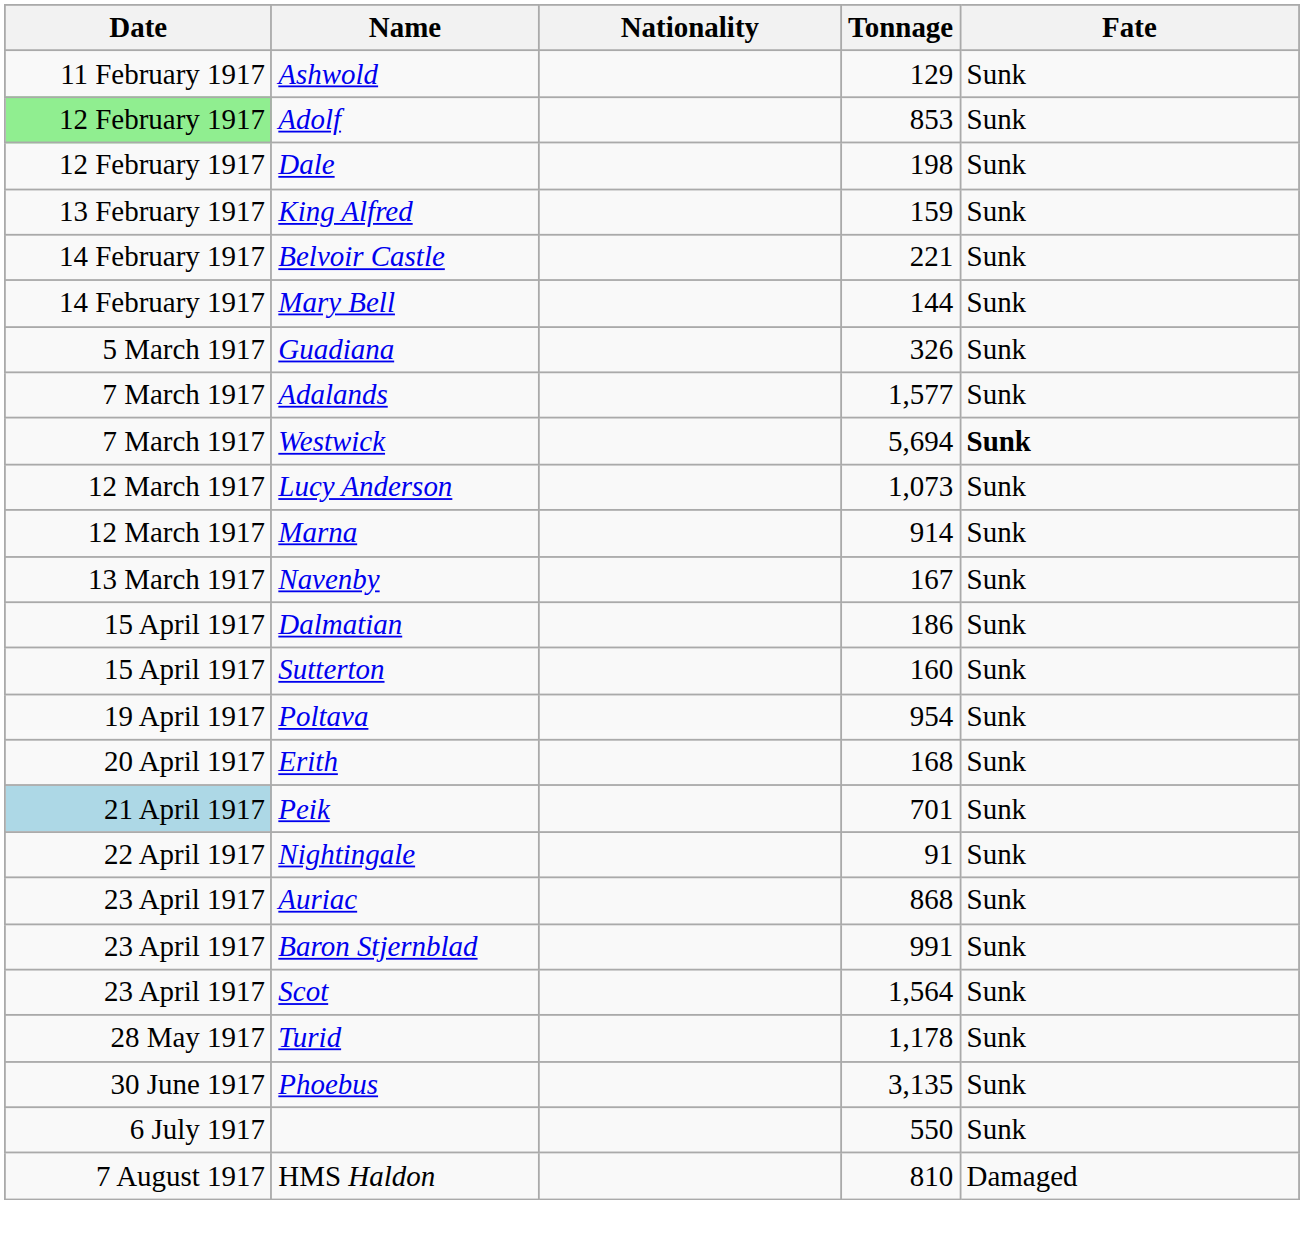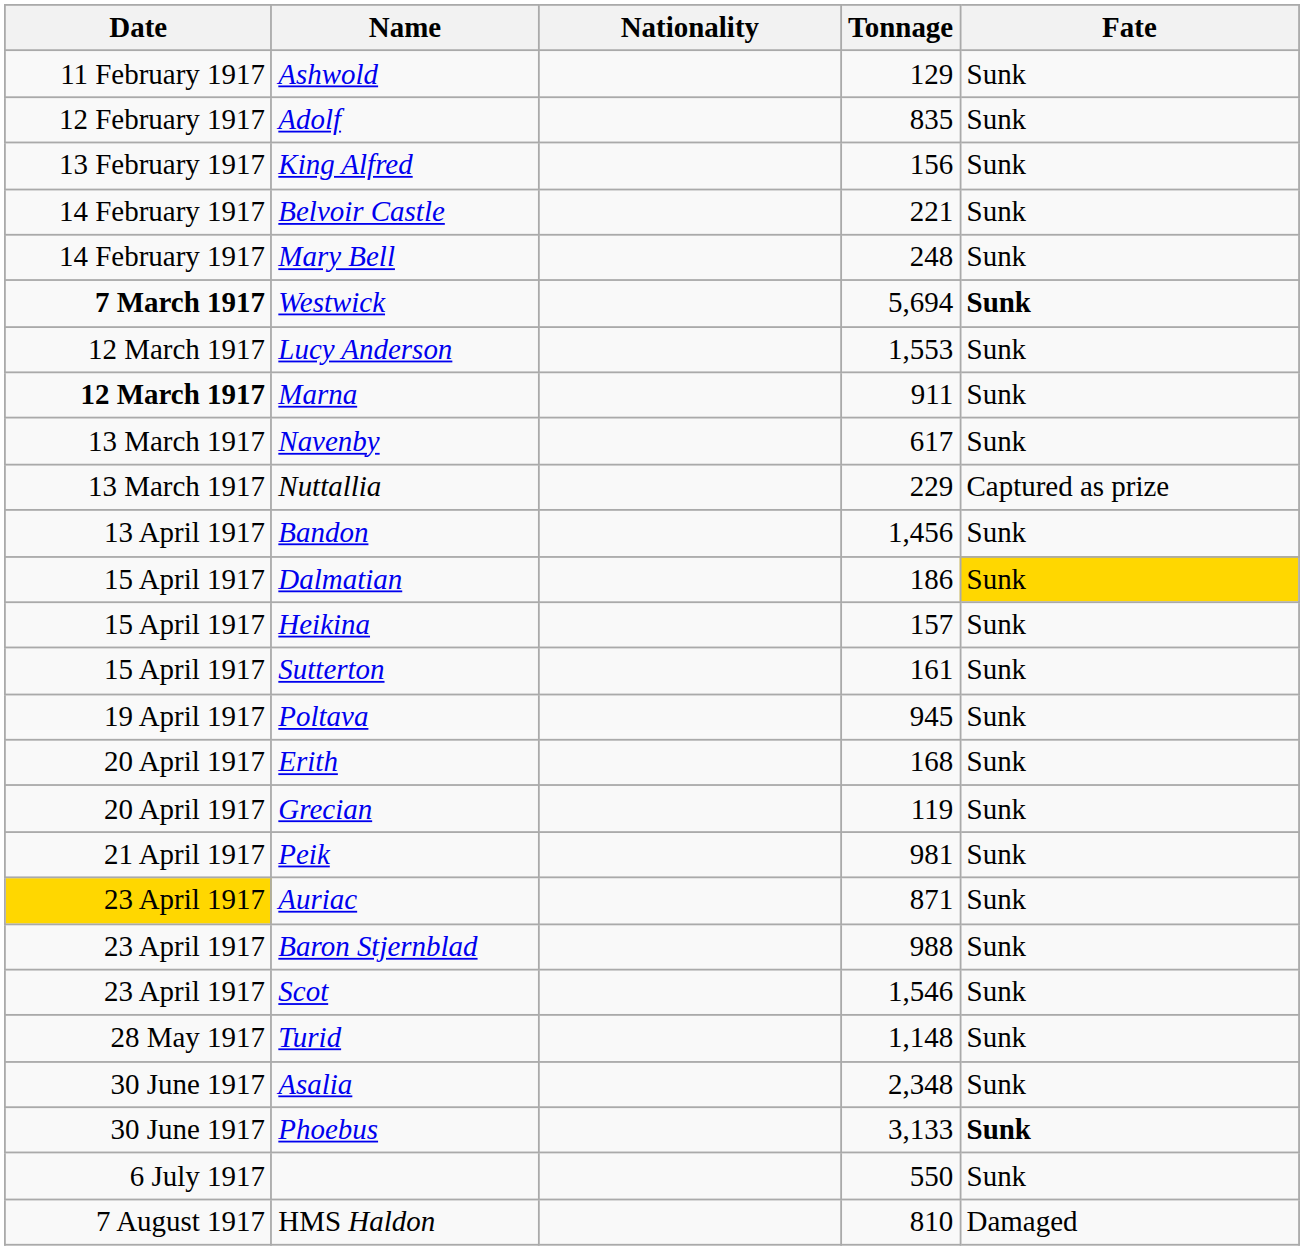(162, 119) lightgreen background -> (162, 119) no background
(931, 119) 853 -> (931, 119) 835
- row: (306, 165)
(931, 211) 159 -> (931, 165) 156
(931, 303) 144 -> (931, 257) 248
- row: (336, 348)
- row: (333, 394)
(184, 440) normal -> (180, 303) bold
(921, 486) 1,073 -> (921, 348) 1,553
(177, 532) normal -> (173, 394) bold
(931, 532) 914 -> (932, 394) 911
(931, 578) 167 -> (931, 440) 617
+ row: (330, 486)
+ row: (323, 532)
(996, 624) no background -> (996, 578) gold background
+ row: (324, 624)
(931, 670) 160 -> (931, 670) 161
(931, 716) 954 -> (931, 716) 945
+ row: (325, 808)
(185, 808) lightblue background -> (185, 854) no background
(931, 808) 701 -> (931, 854) 981
- row: (347, 854)
(185, 900) no background -> (185, 900) gold background
(931, 900) 868 -> (931, 900) 871
(931, 946) 991 -> (931, 946) 988
(921, 991) 1,564 -> (921, 991) 1,546
(921, 1037) 1,178 -> (921, 1037) 1,148
+ row: (315, 1083)
(921, 1083) 3,135 -> (921, 1129) 3,133
(996, 1083) normal -> (999, 1129) bold
